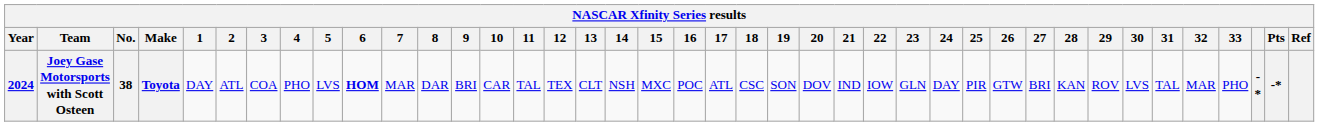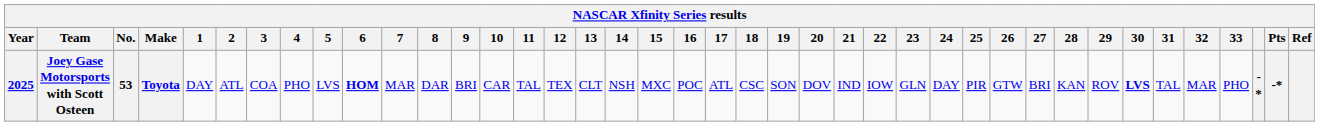(21, 85) 2024 -> (21, 85) 2025
(126, 85) 38 -> (126, 85) 53
(1137, 85) normal -> (1138, 85) bold
